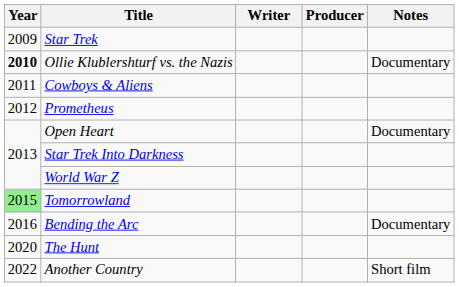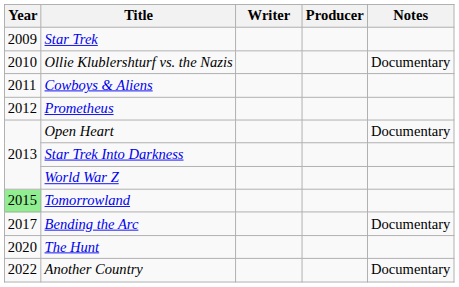(22, 62) bold -> (22, 62) normal
(22, 223) 2016 -> (22, 223) 2017
(401, 270) Short film -> (411, 270) Documentary
